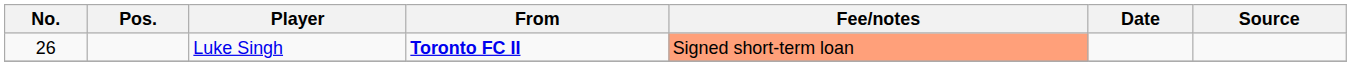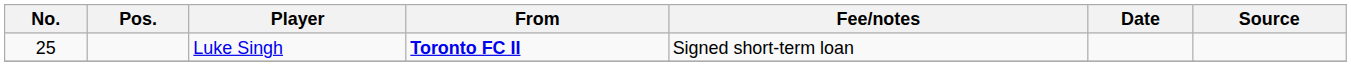(46, 47) 26 -> (46, 47) 25
(763, 47) lightsalmon background -> (763, 47) no background
